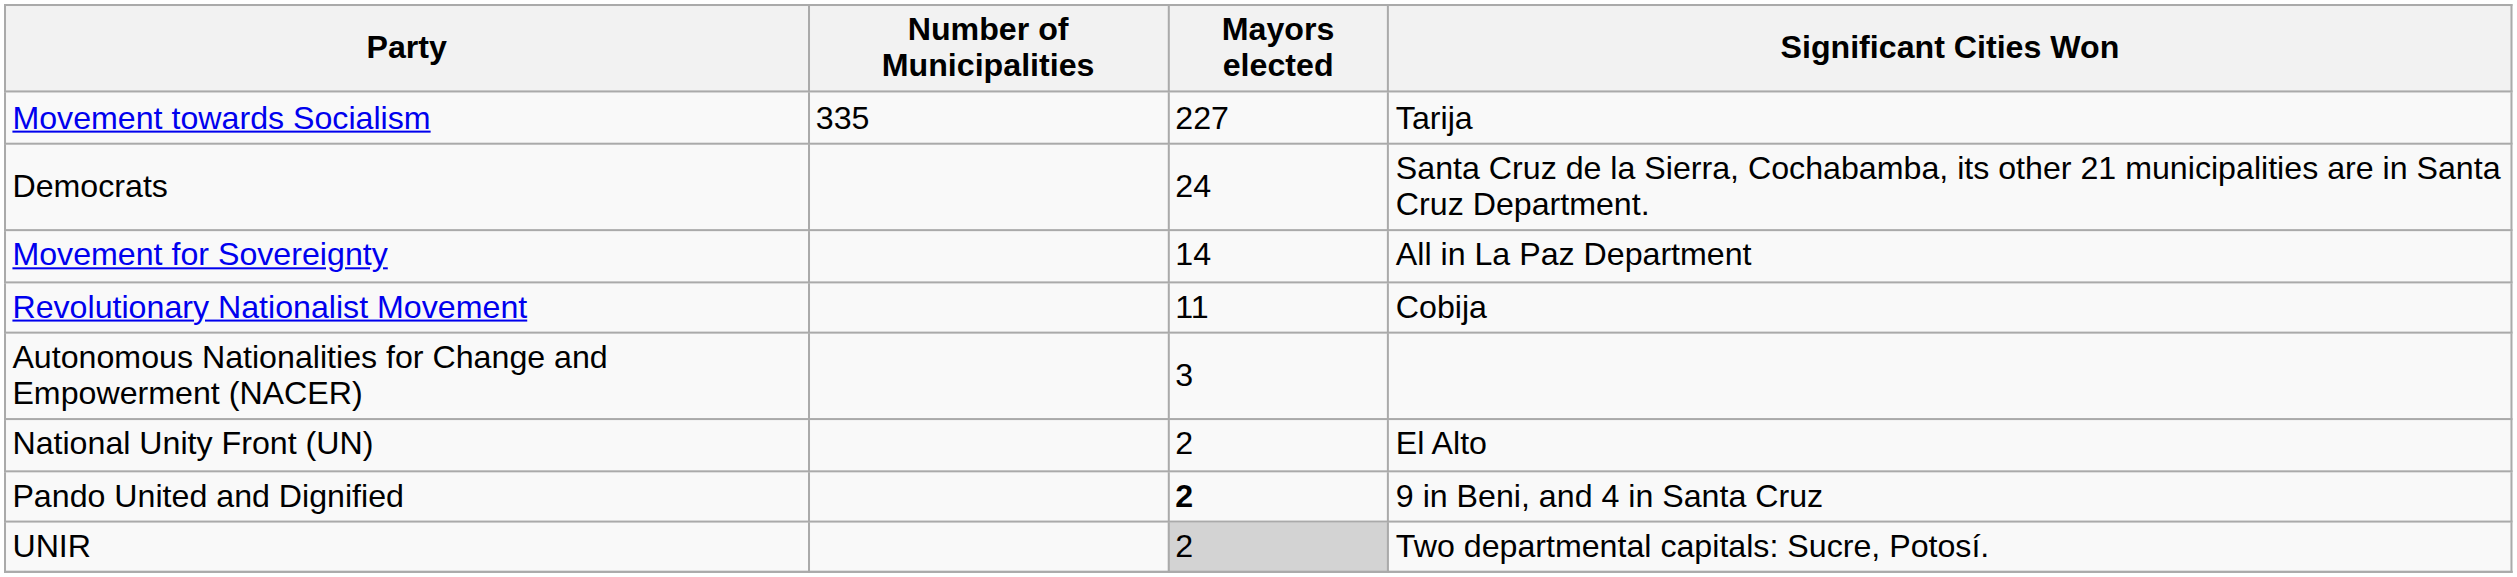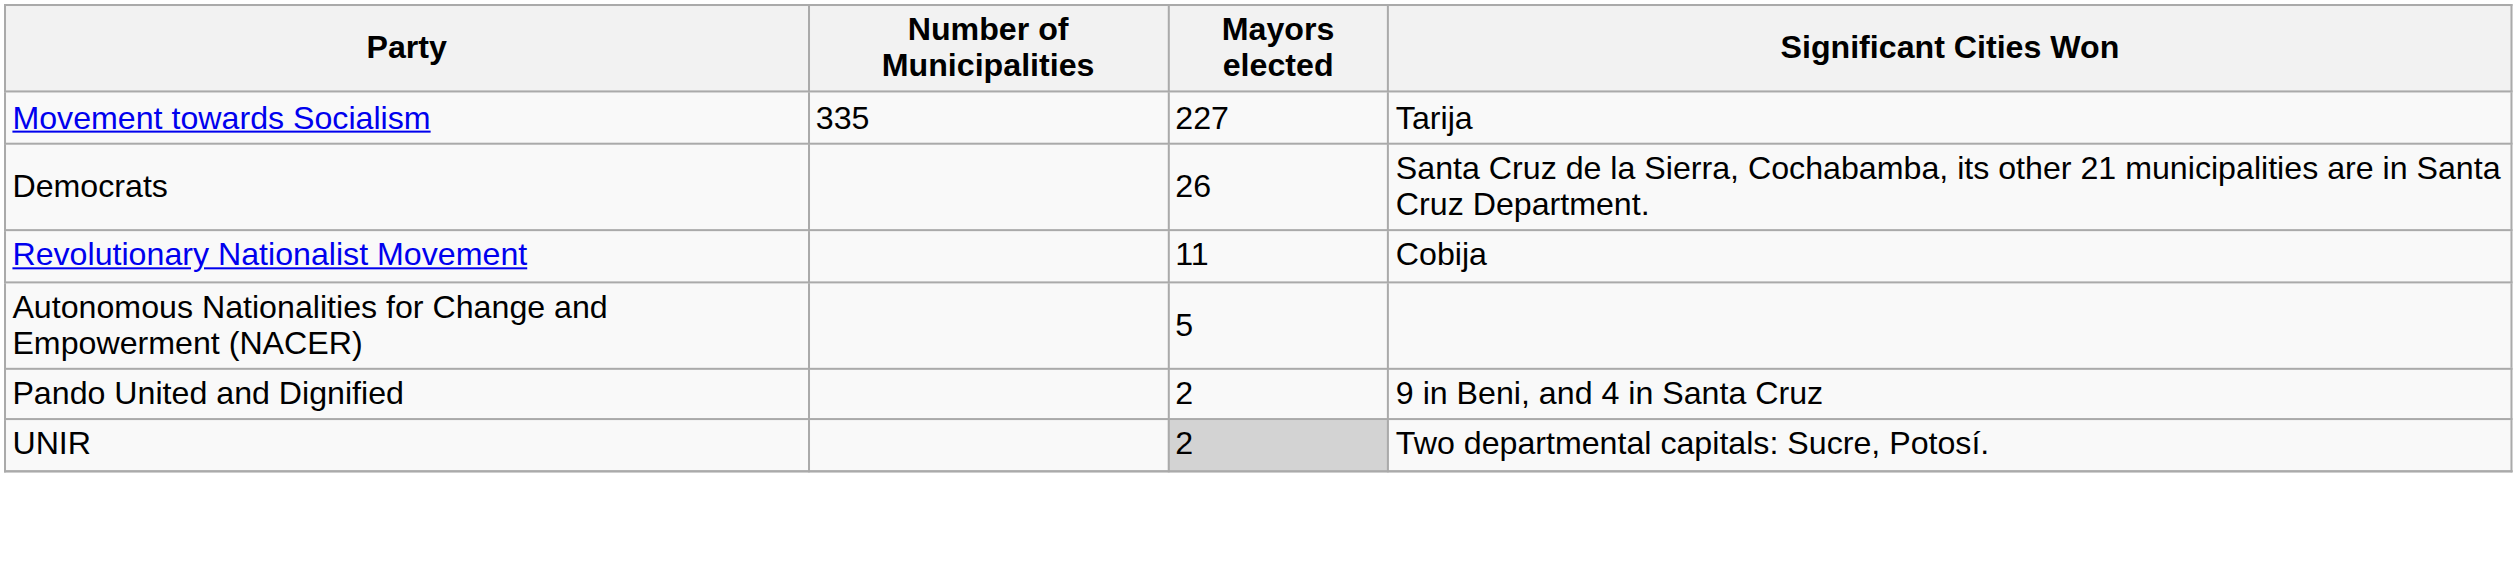(1193, 186) 24 -> (1193, 186) 26
- row: (200, 255)
(1184, 375) 3 -> (1184, 324) 5
- row: (193, 444)
(1184, 495) bold -> (1184, 393) normal
